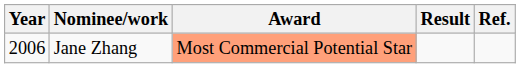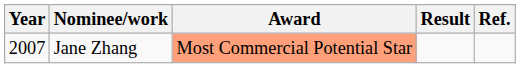(27, 47) 2006 -> (27, 47) 2007
